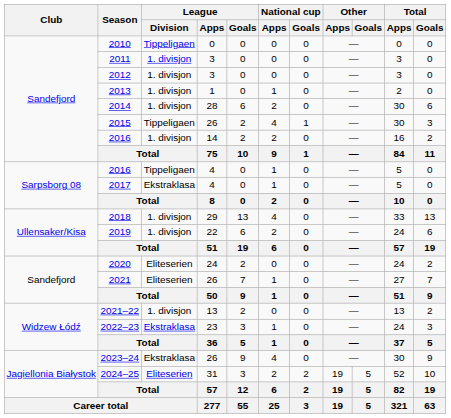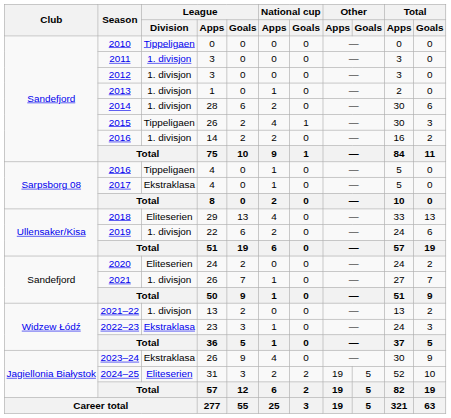(169, 216) 1. divisjon -> (169, 216) Eliteserien
(169, 279) Eliteserien -> (169, 279) 1. divisjon
